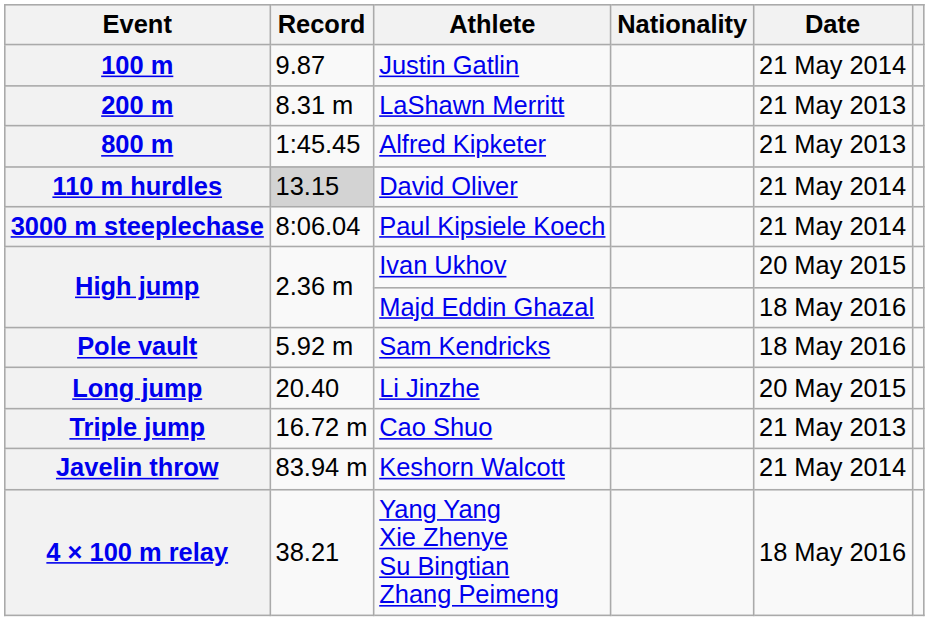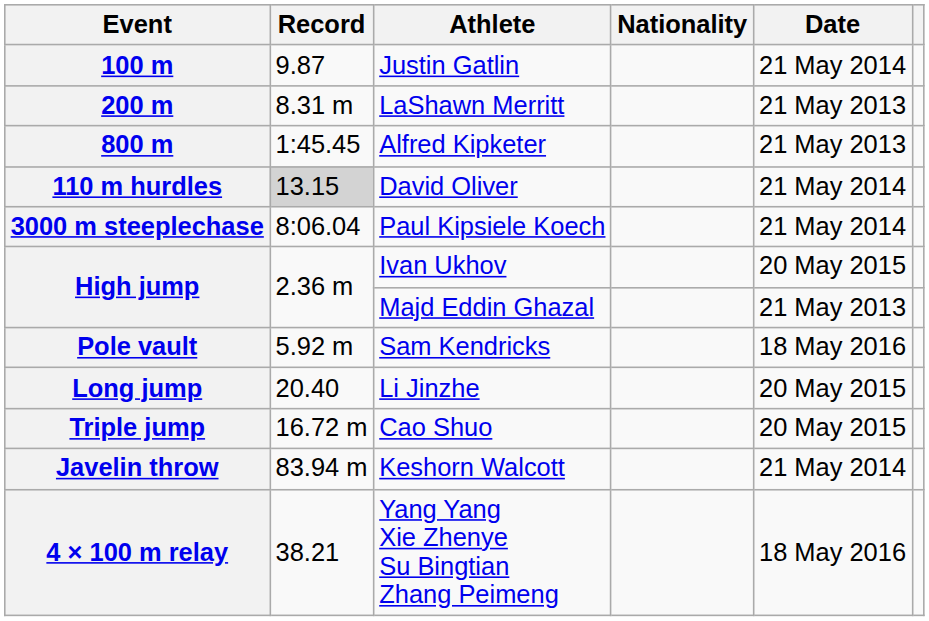(833, 307) 18 May 2016 -> (833, 307) 21 May 2013
(833, 428) 21 May 2013 -> (833, 428) 20 May 2015
